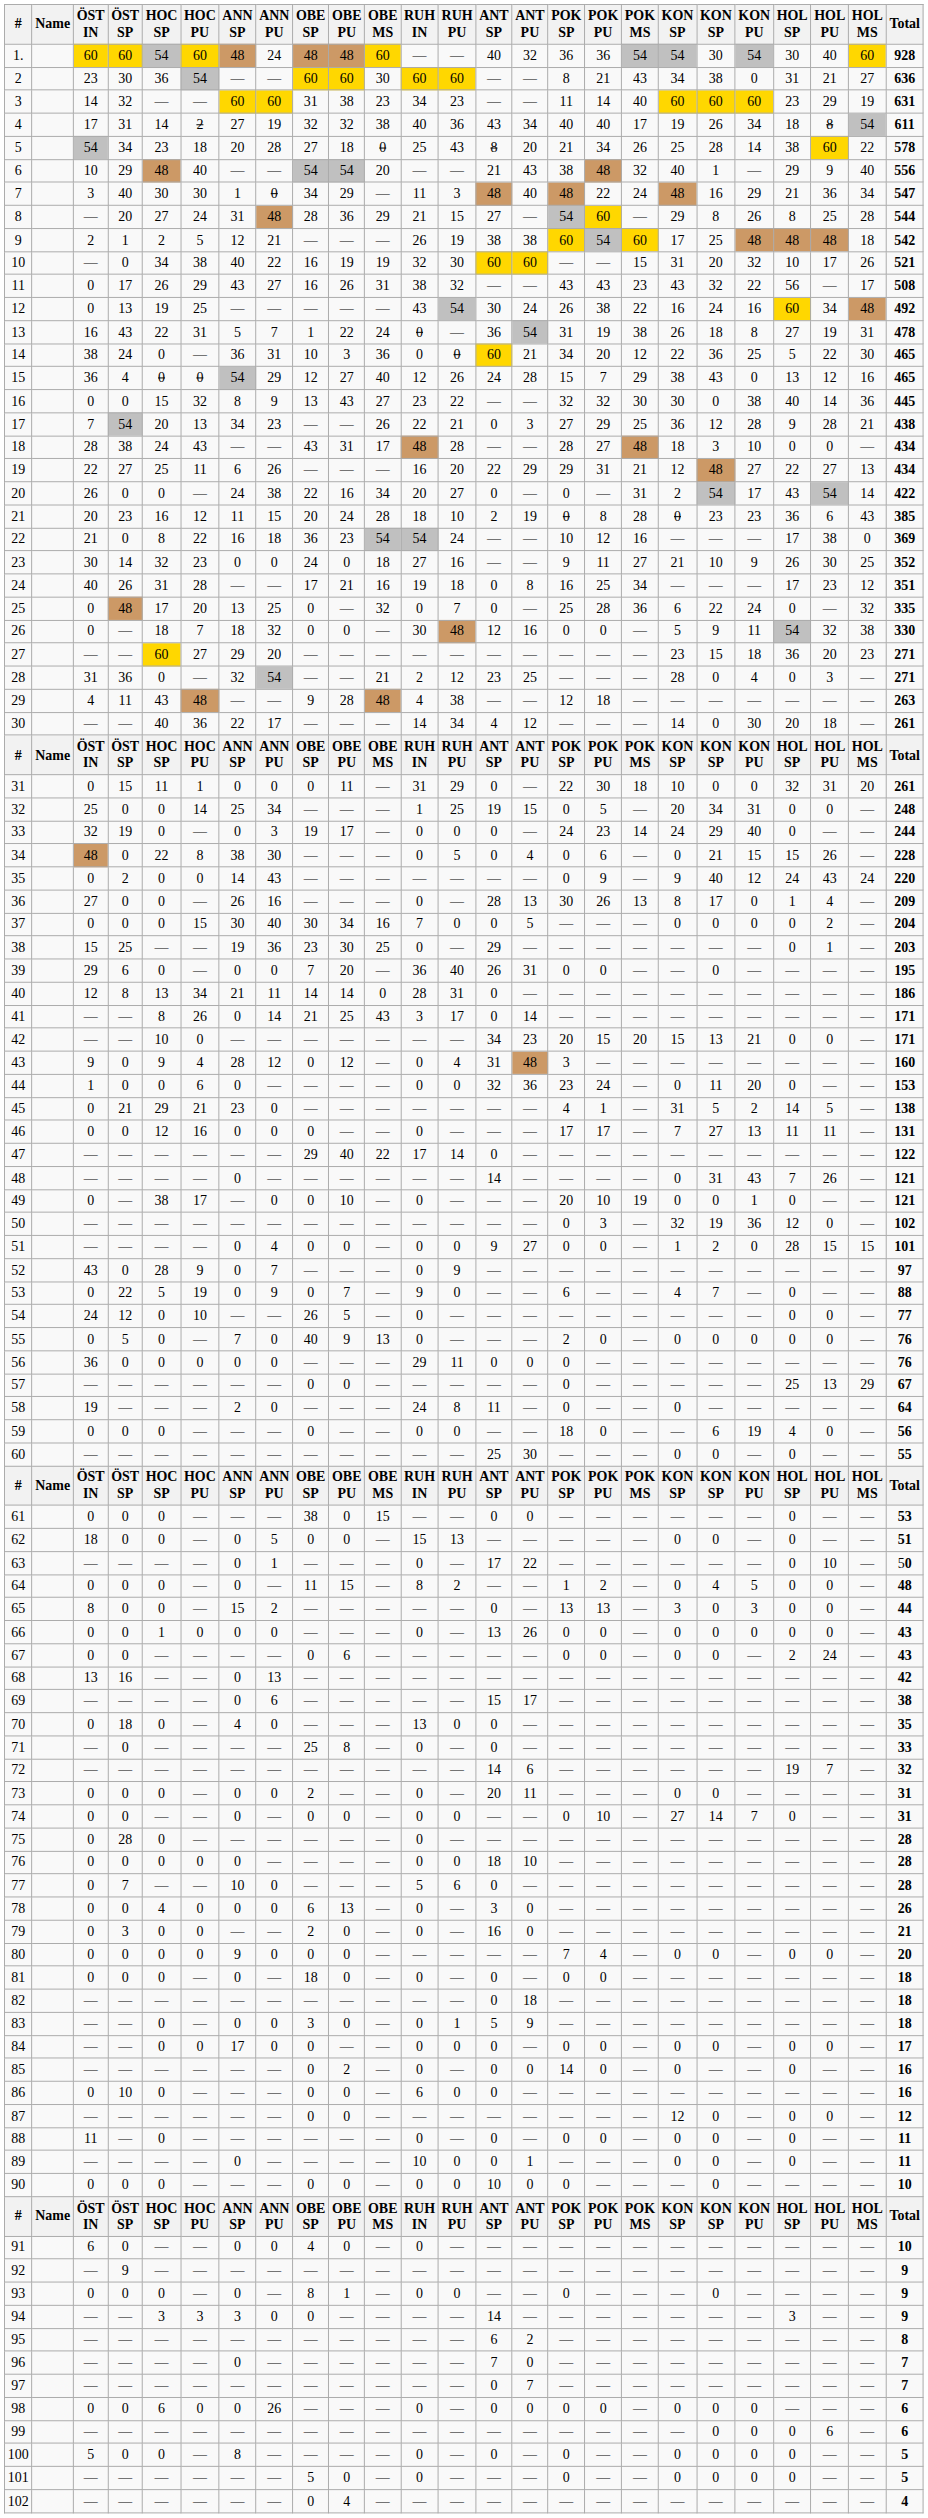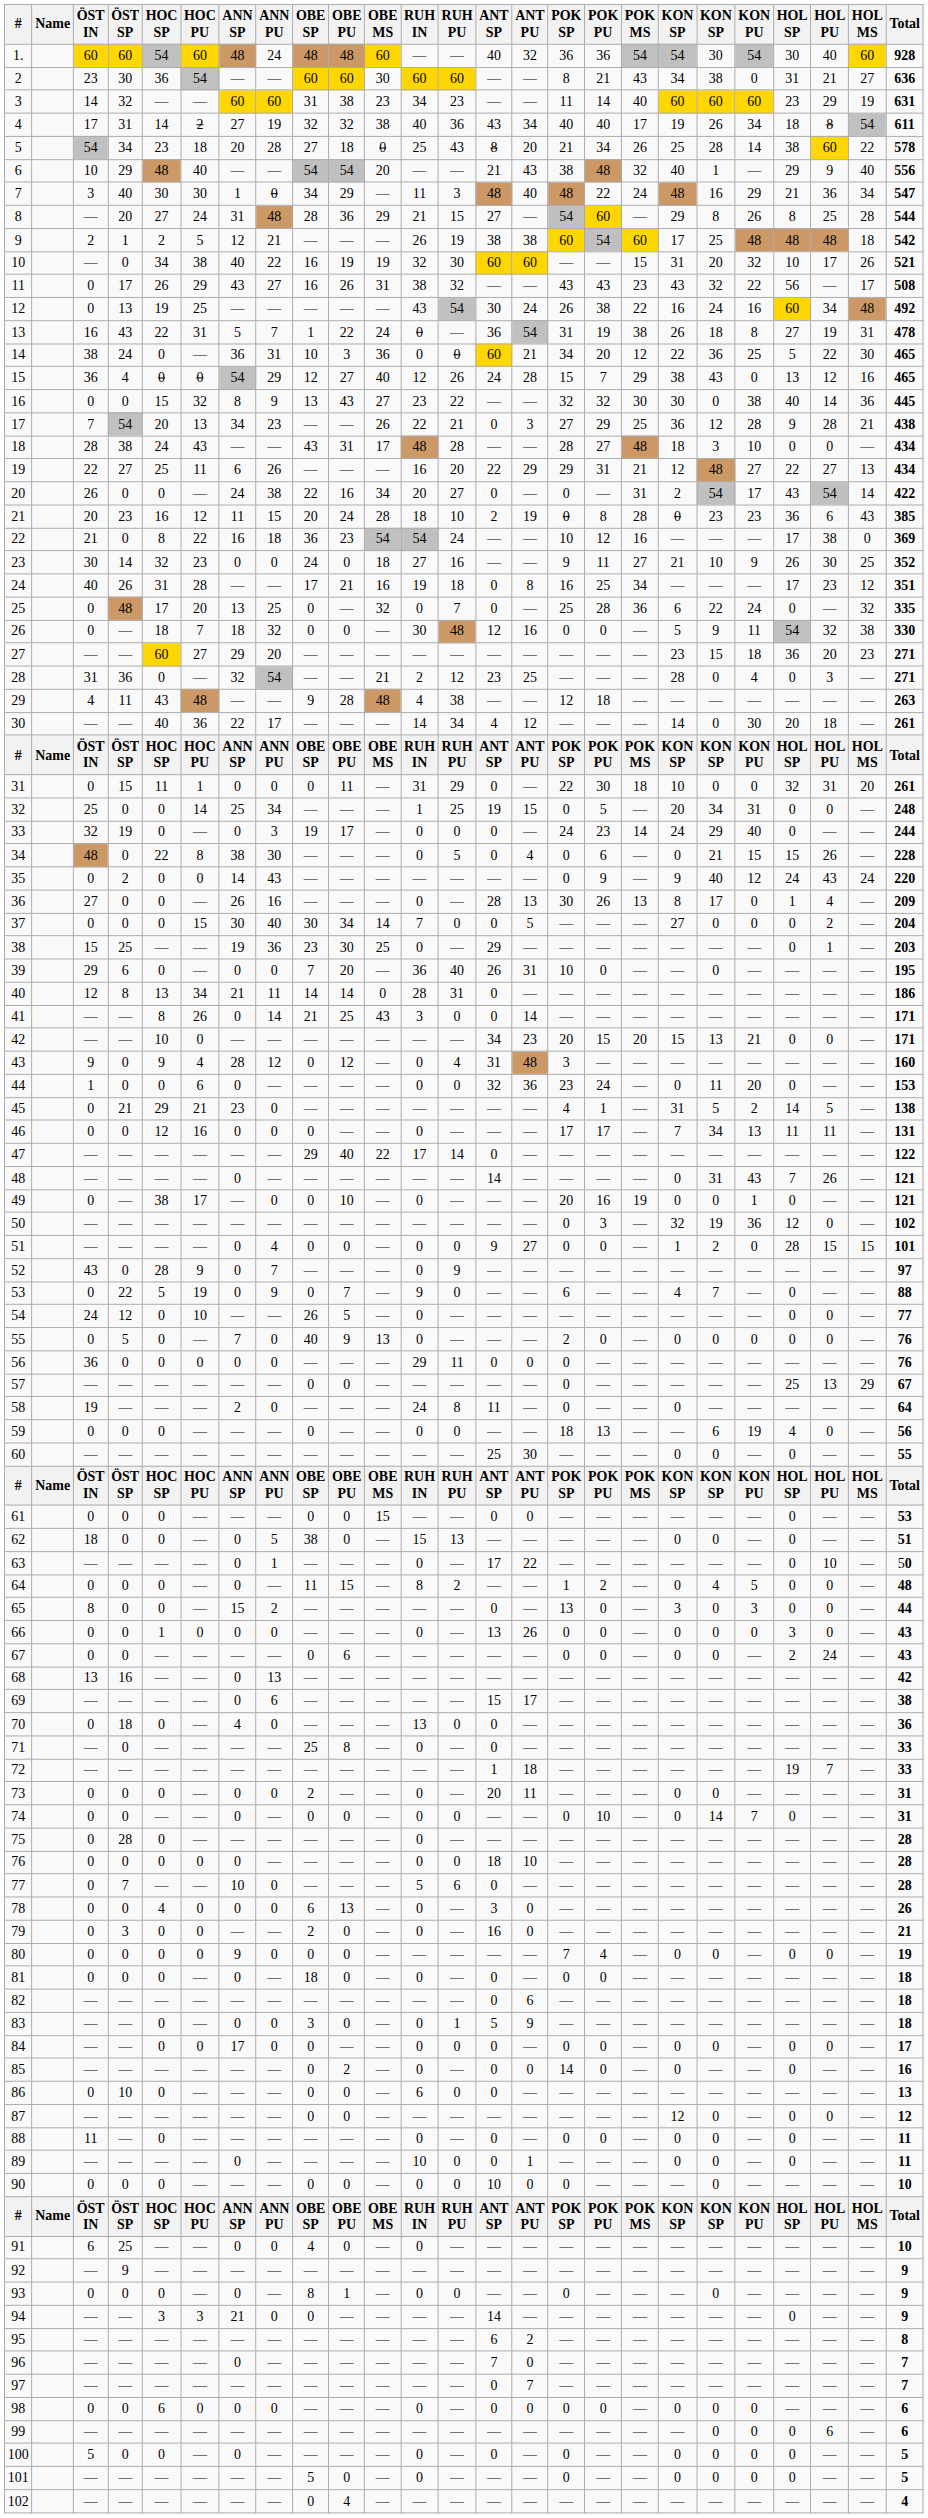(383, 924) 16 -> (383, 924) 14
(678, 924) 0 -> (678, 924) 27
(566, 970) 0 -> (566, 970) 10
(457, 1016) 17 -> (457, 1016) 0
(716, 1132) 27 -> (716, 1132) 34
(603, 1201) 10 -> (603, 1201) 16
(603, 1431) 0 -> (603, 1431) 13
(311, 1517) 38 -> (311, 1517) 0
(311, 1540) 0 -> (311, 1540) 38
(603, 1609) 13 -> (603, 1609) 0
(792, 1632) 0 -> (792, 1632) 3
(905, 1724) 35 -> (905, 1724) 36
(494, 1770) 14 -> (494, 1770) 1
(530, 1770) 6 -> (530, 1770) 18
(905, 1770) 32 -> (905, 1770) 33
(678, 1816) 27 -> (678, 1816) 0
(905, 1954) 20 -> (905, 1954) 19
(530, 2001) 18 -> (530, 2001) 6
(905, 2093) 16 -> (905, 2093) 13
(125, 2247) 0 -> (125, 2247) 25
(237, 2317) 3 -> (237, 2317) 21
(792, 2317) 3 -> (792, 2317) 0
(274, 2409) 26 -> (274, 2409) 0
(237, 2455) 8 -> (237, 2455) 0
